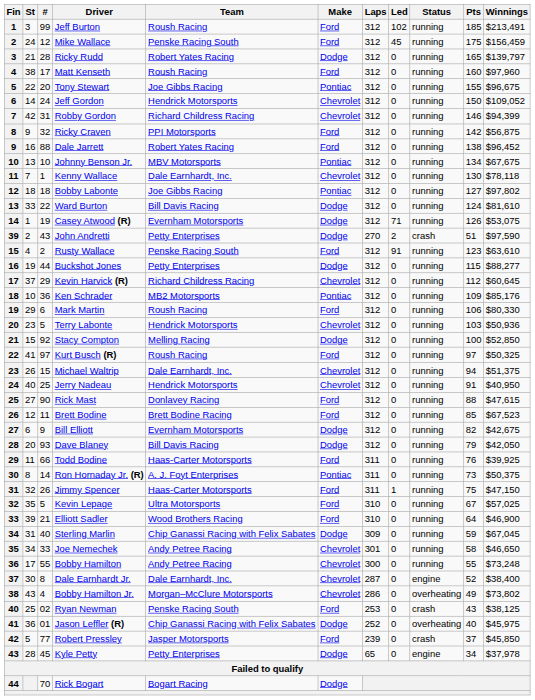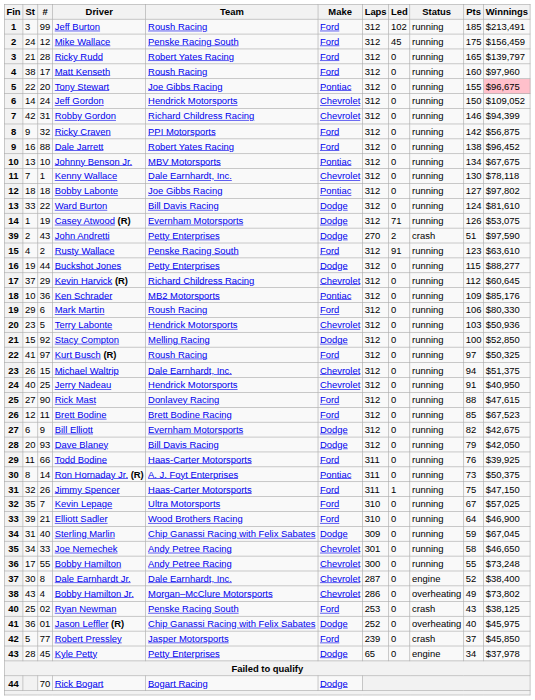(334, 57) Dodge -> (330, 57) Ford
(503, 87) no background -> (503, 87) pink background
(42, 504) 5 -> (42, 504) 7
